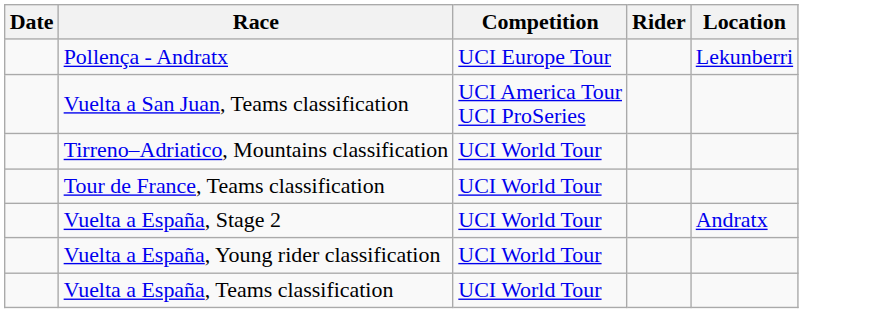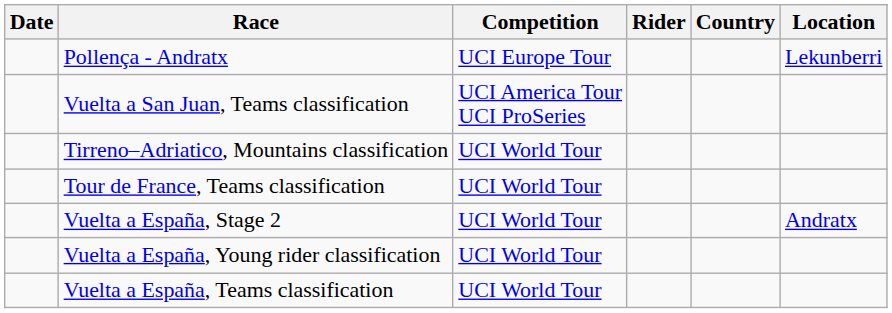+ column: (735, 21)
